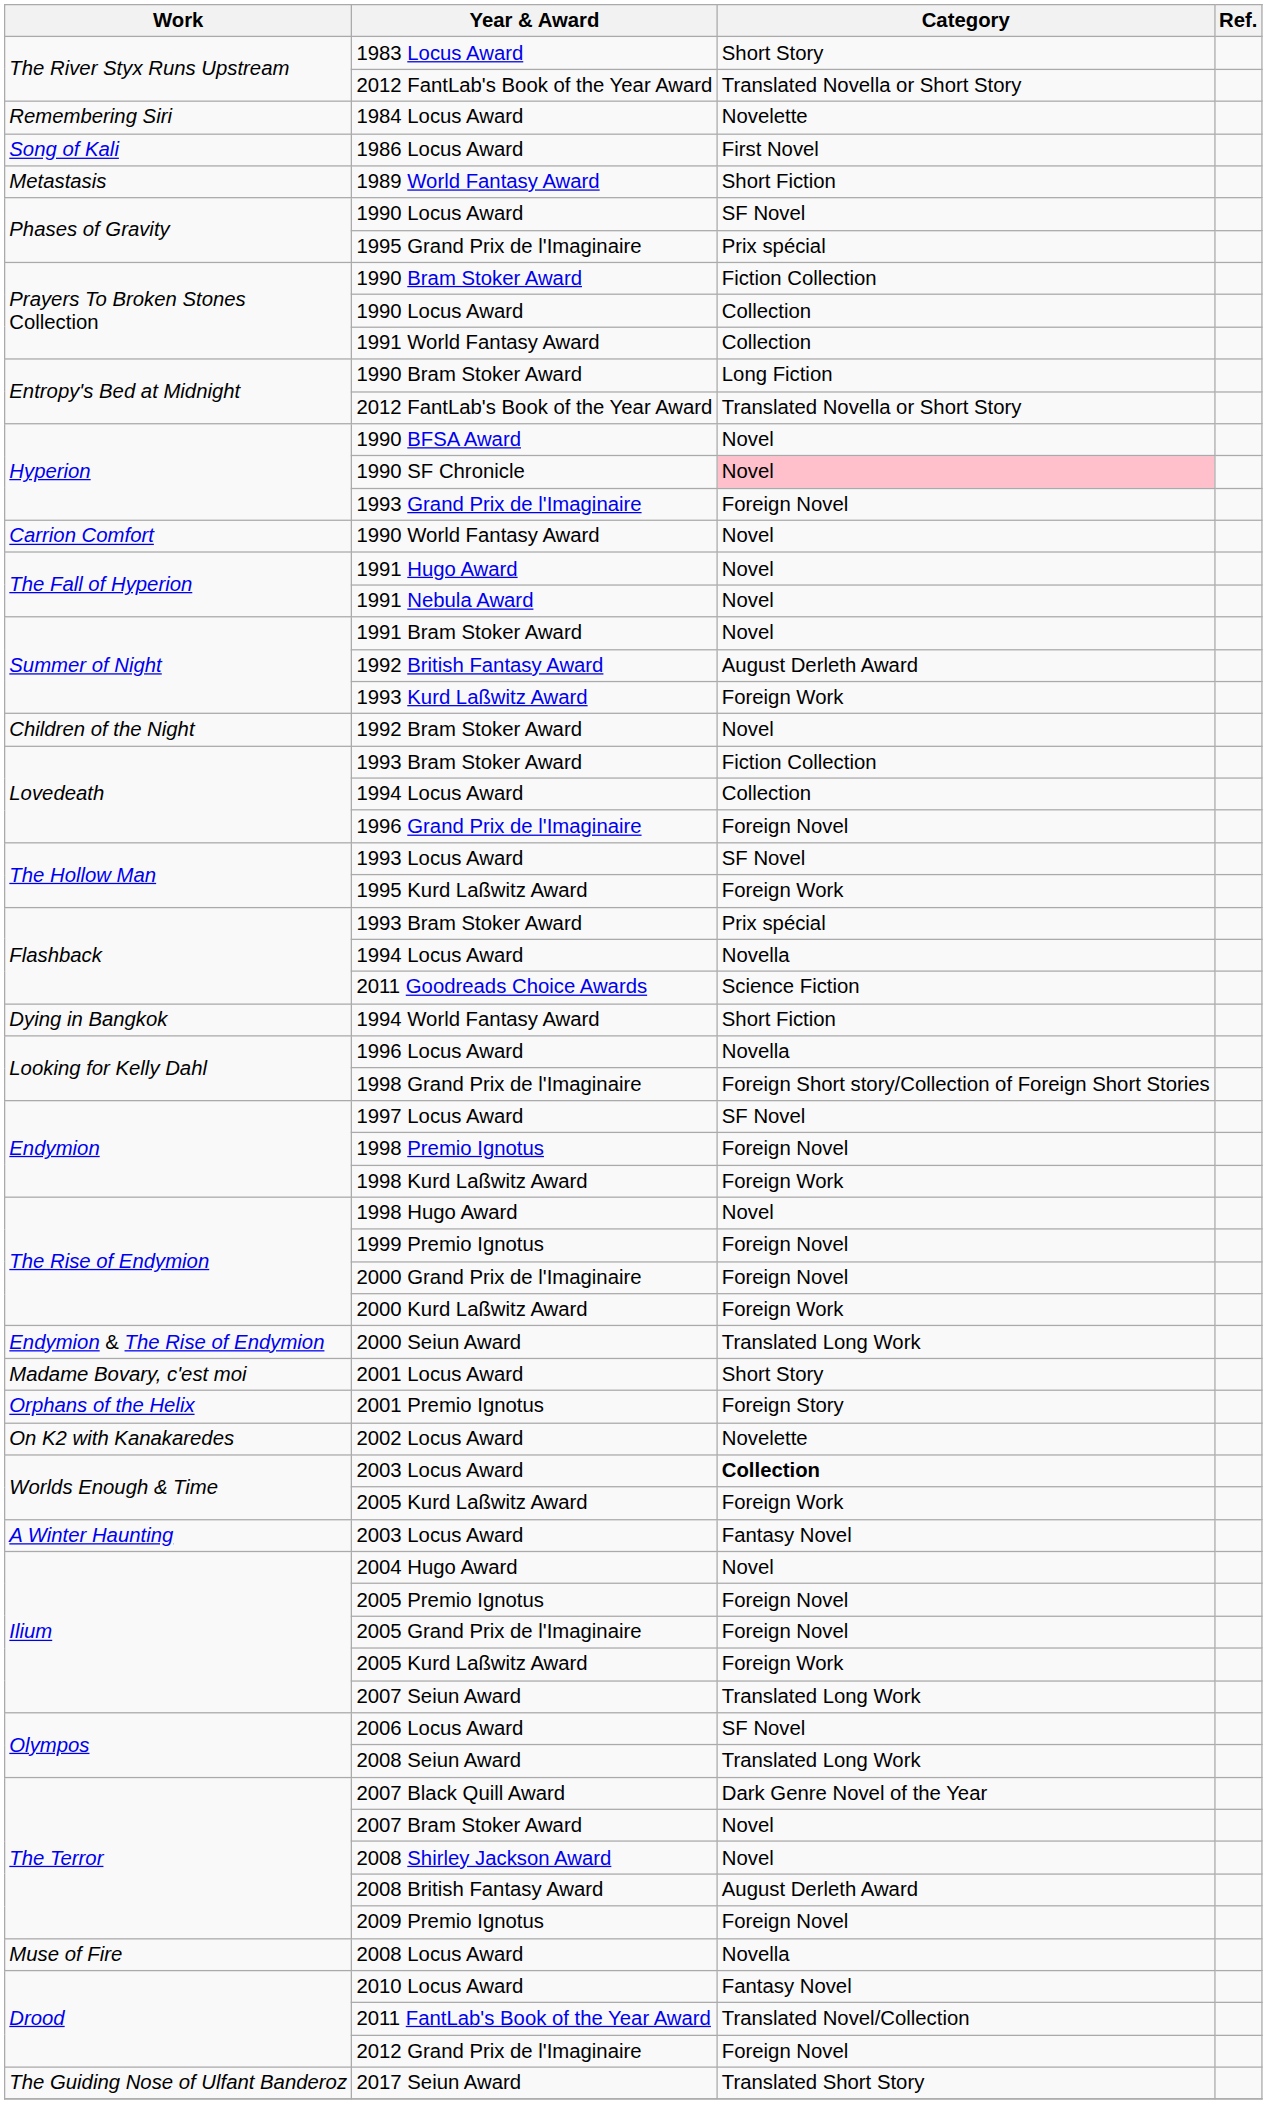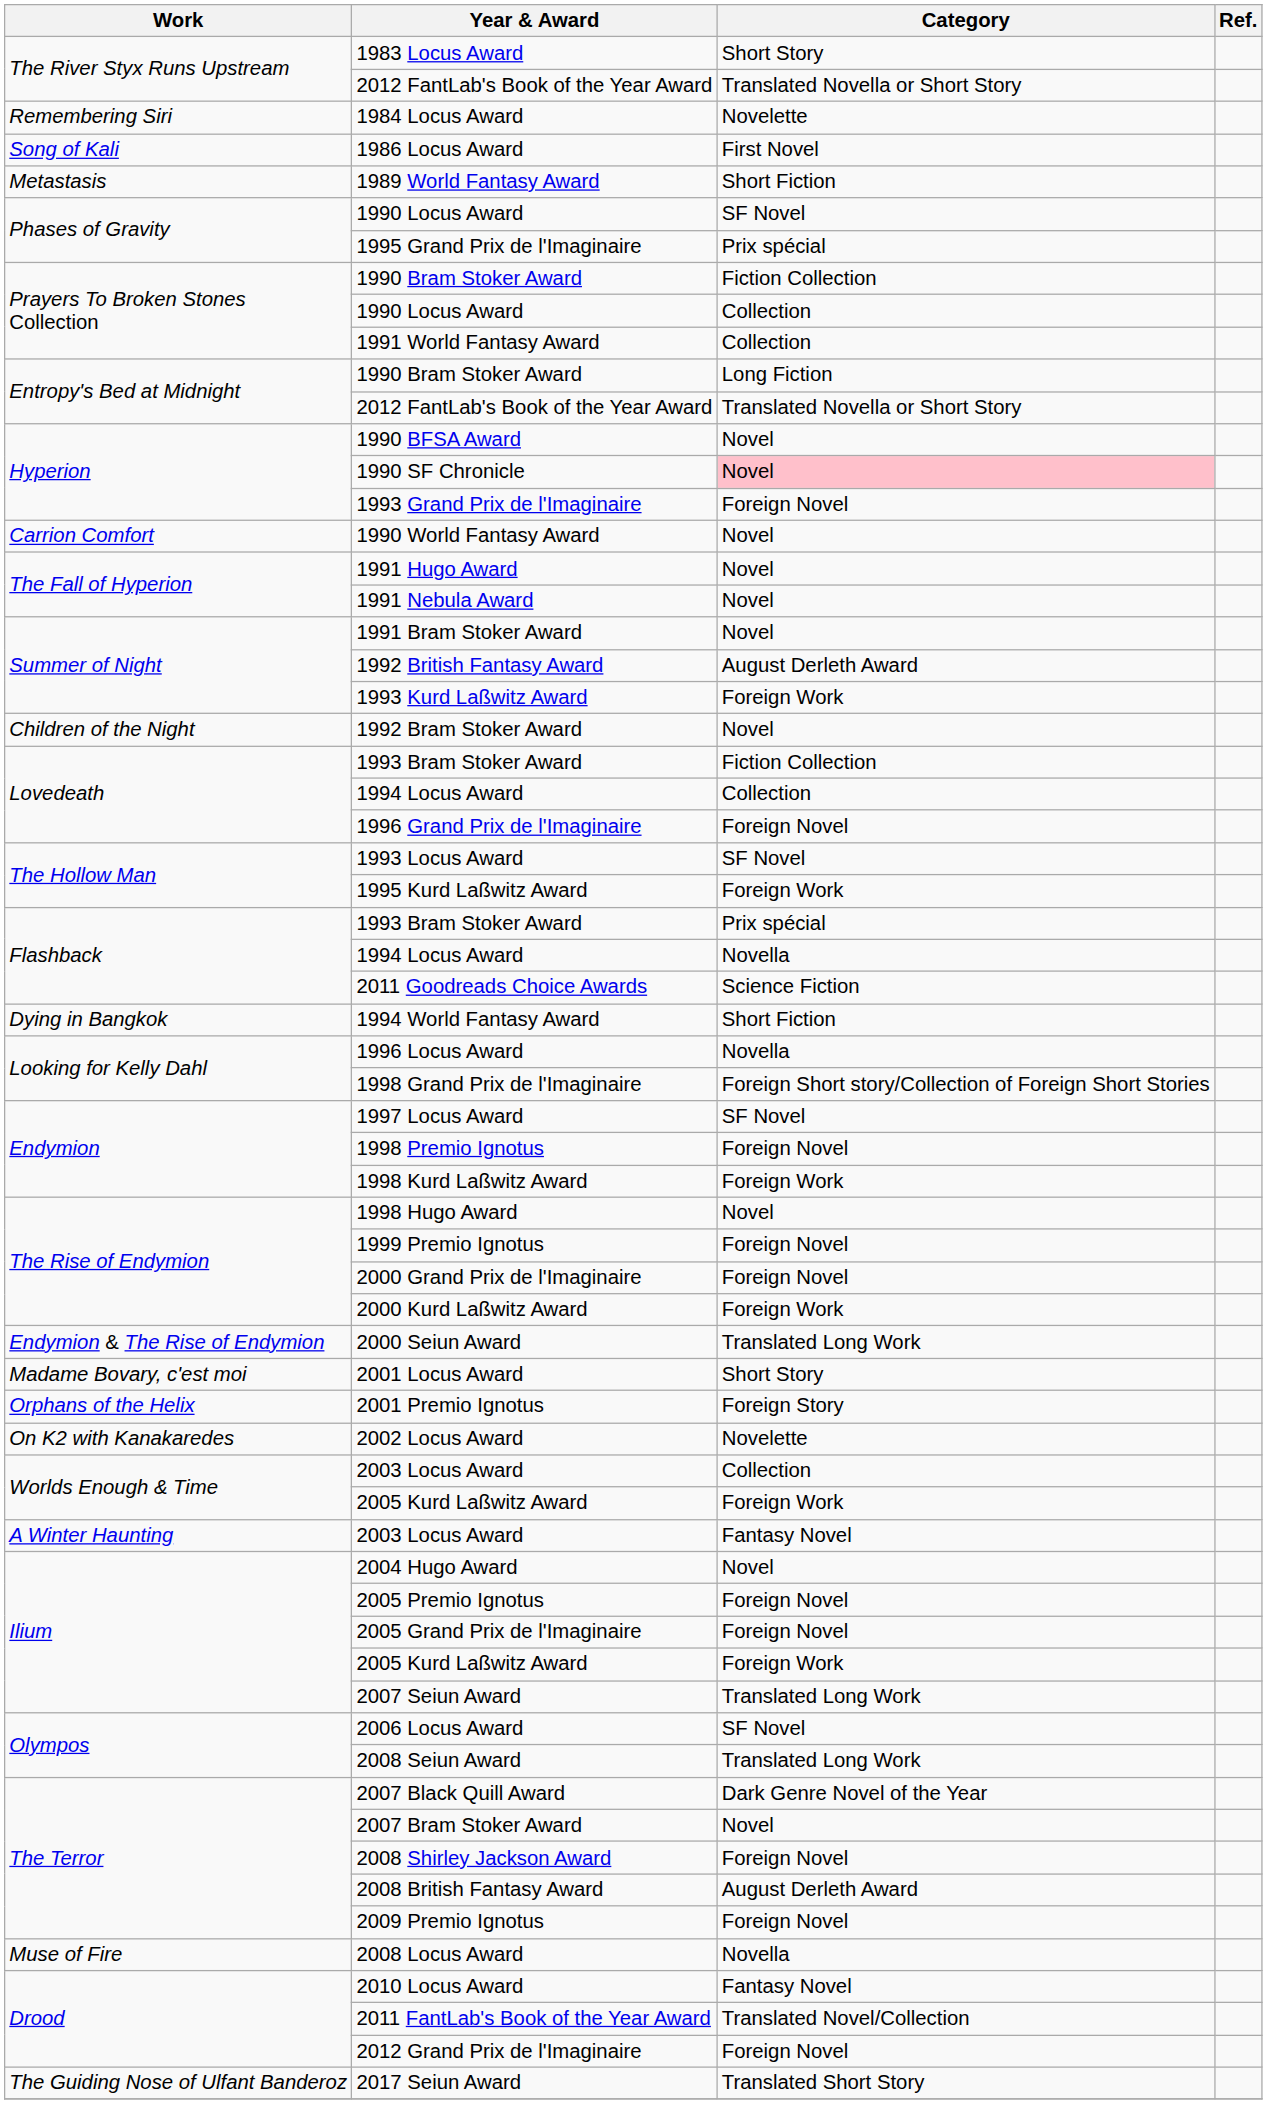(771, 1470) bold -> (766, 1470) normal
(748, 1857) Novel -> (785, 1857) Foreign Novel
